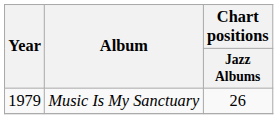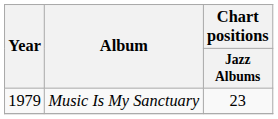(238, 100) 26 -> (238, 100) 23
